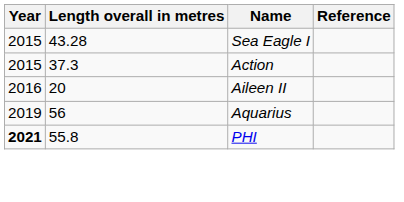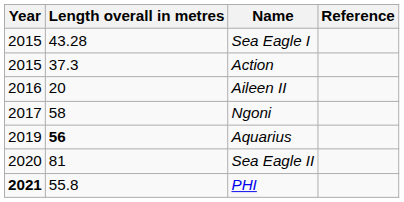+ row: (251, 112)
(57, 112) normal -> (57, 137) bold
+ row: (273, 161)
